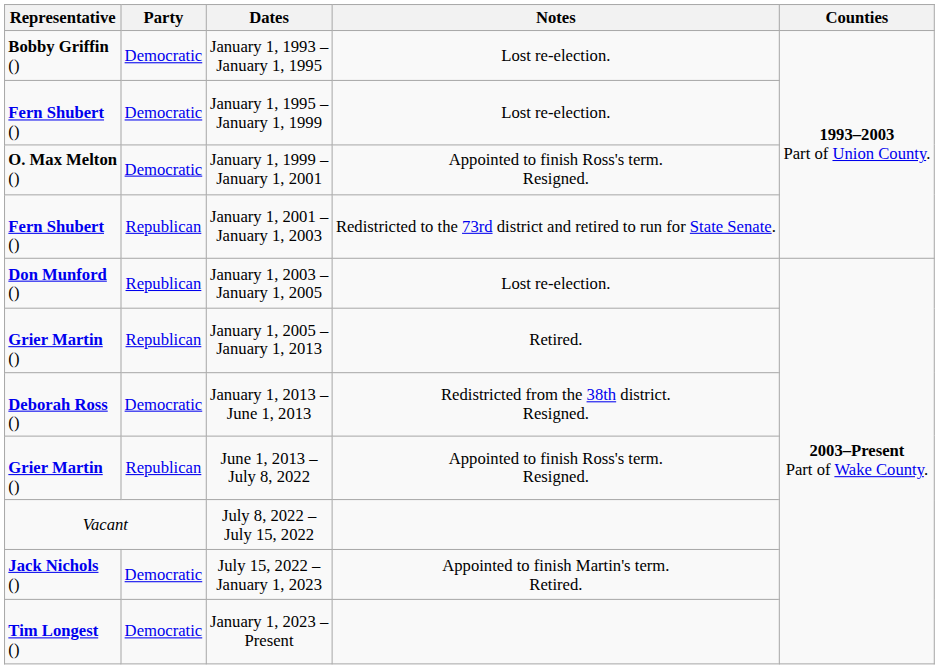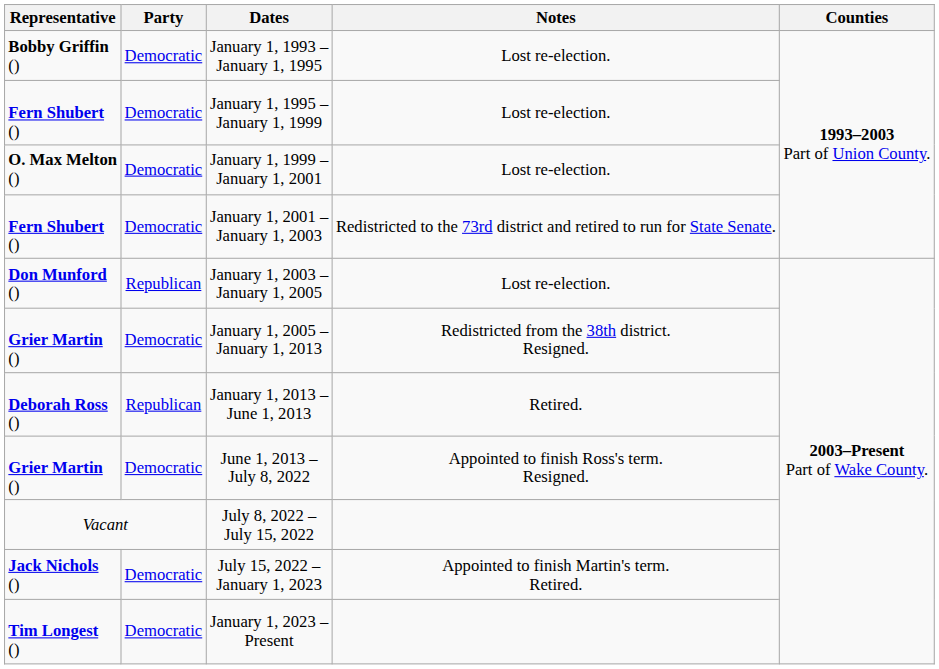(556, 169) Appointed to finish Ross's term. Resigned. -> (556, 169) Lost re-election.
(163, 226) Republican -> (163, 226) Democratic
(163, 340) Republican -> (163, 340) Democratic
(556, 340) Retired. -> (556, 340) Redistricted from the 38th district. Resigned.
(163, 404) Democratic -> (163, 404) Republican
(556, 404) Redistricted from the 38th district. Resigned. -> (556, 404) Retired.
(163, 467) Republican -> (163, 467) Democratic
